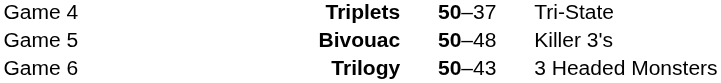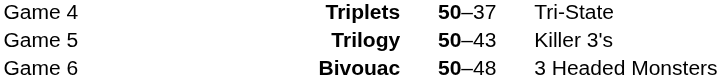(359, 40) Bivouac -> (366, 40) Trilogy
(467, 40) 50–48 -> (467, 40) 50–43
(366, 67) Trilogy -> (359, 67) Bivouac
(467, 67) 50–43 -> (467, 67) 50–48
